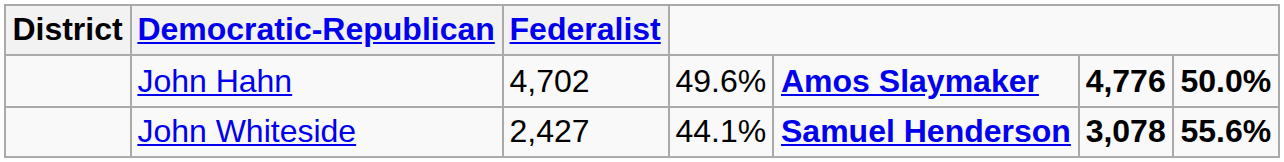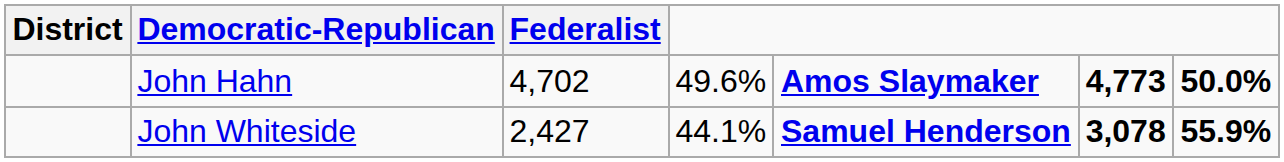(1126, 80) 4,776 -> (1126, 80) 4,773
(1226, 131) 55.6% -> (1226, 131) 55.9%
